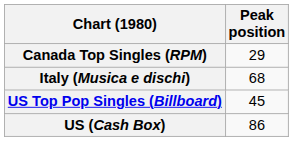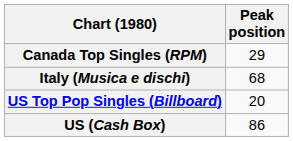(257, 101) 45 -> (257, 101) 20
